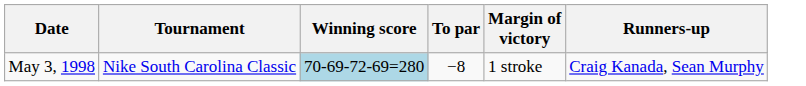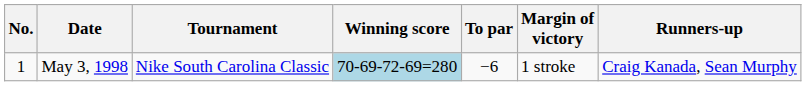+ column: (21, 28)
(456, 66) −8 -> (489, 66) −6
